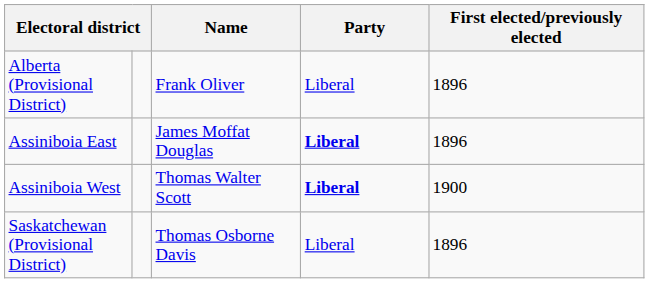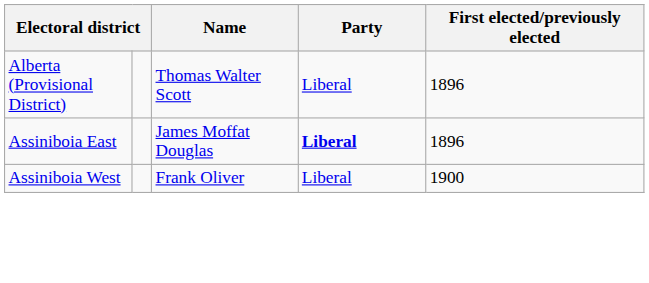(200, 84) Frank Oliver -> (208, 84) Thomas Walter Scott
(208, 187) Thomas Walter Scott -> (200, 178) Frank Oliver
(332, 187) bold -> (327, 178) normal
- row: (57, 244)
